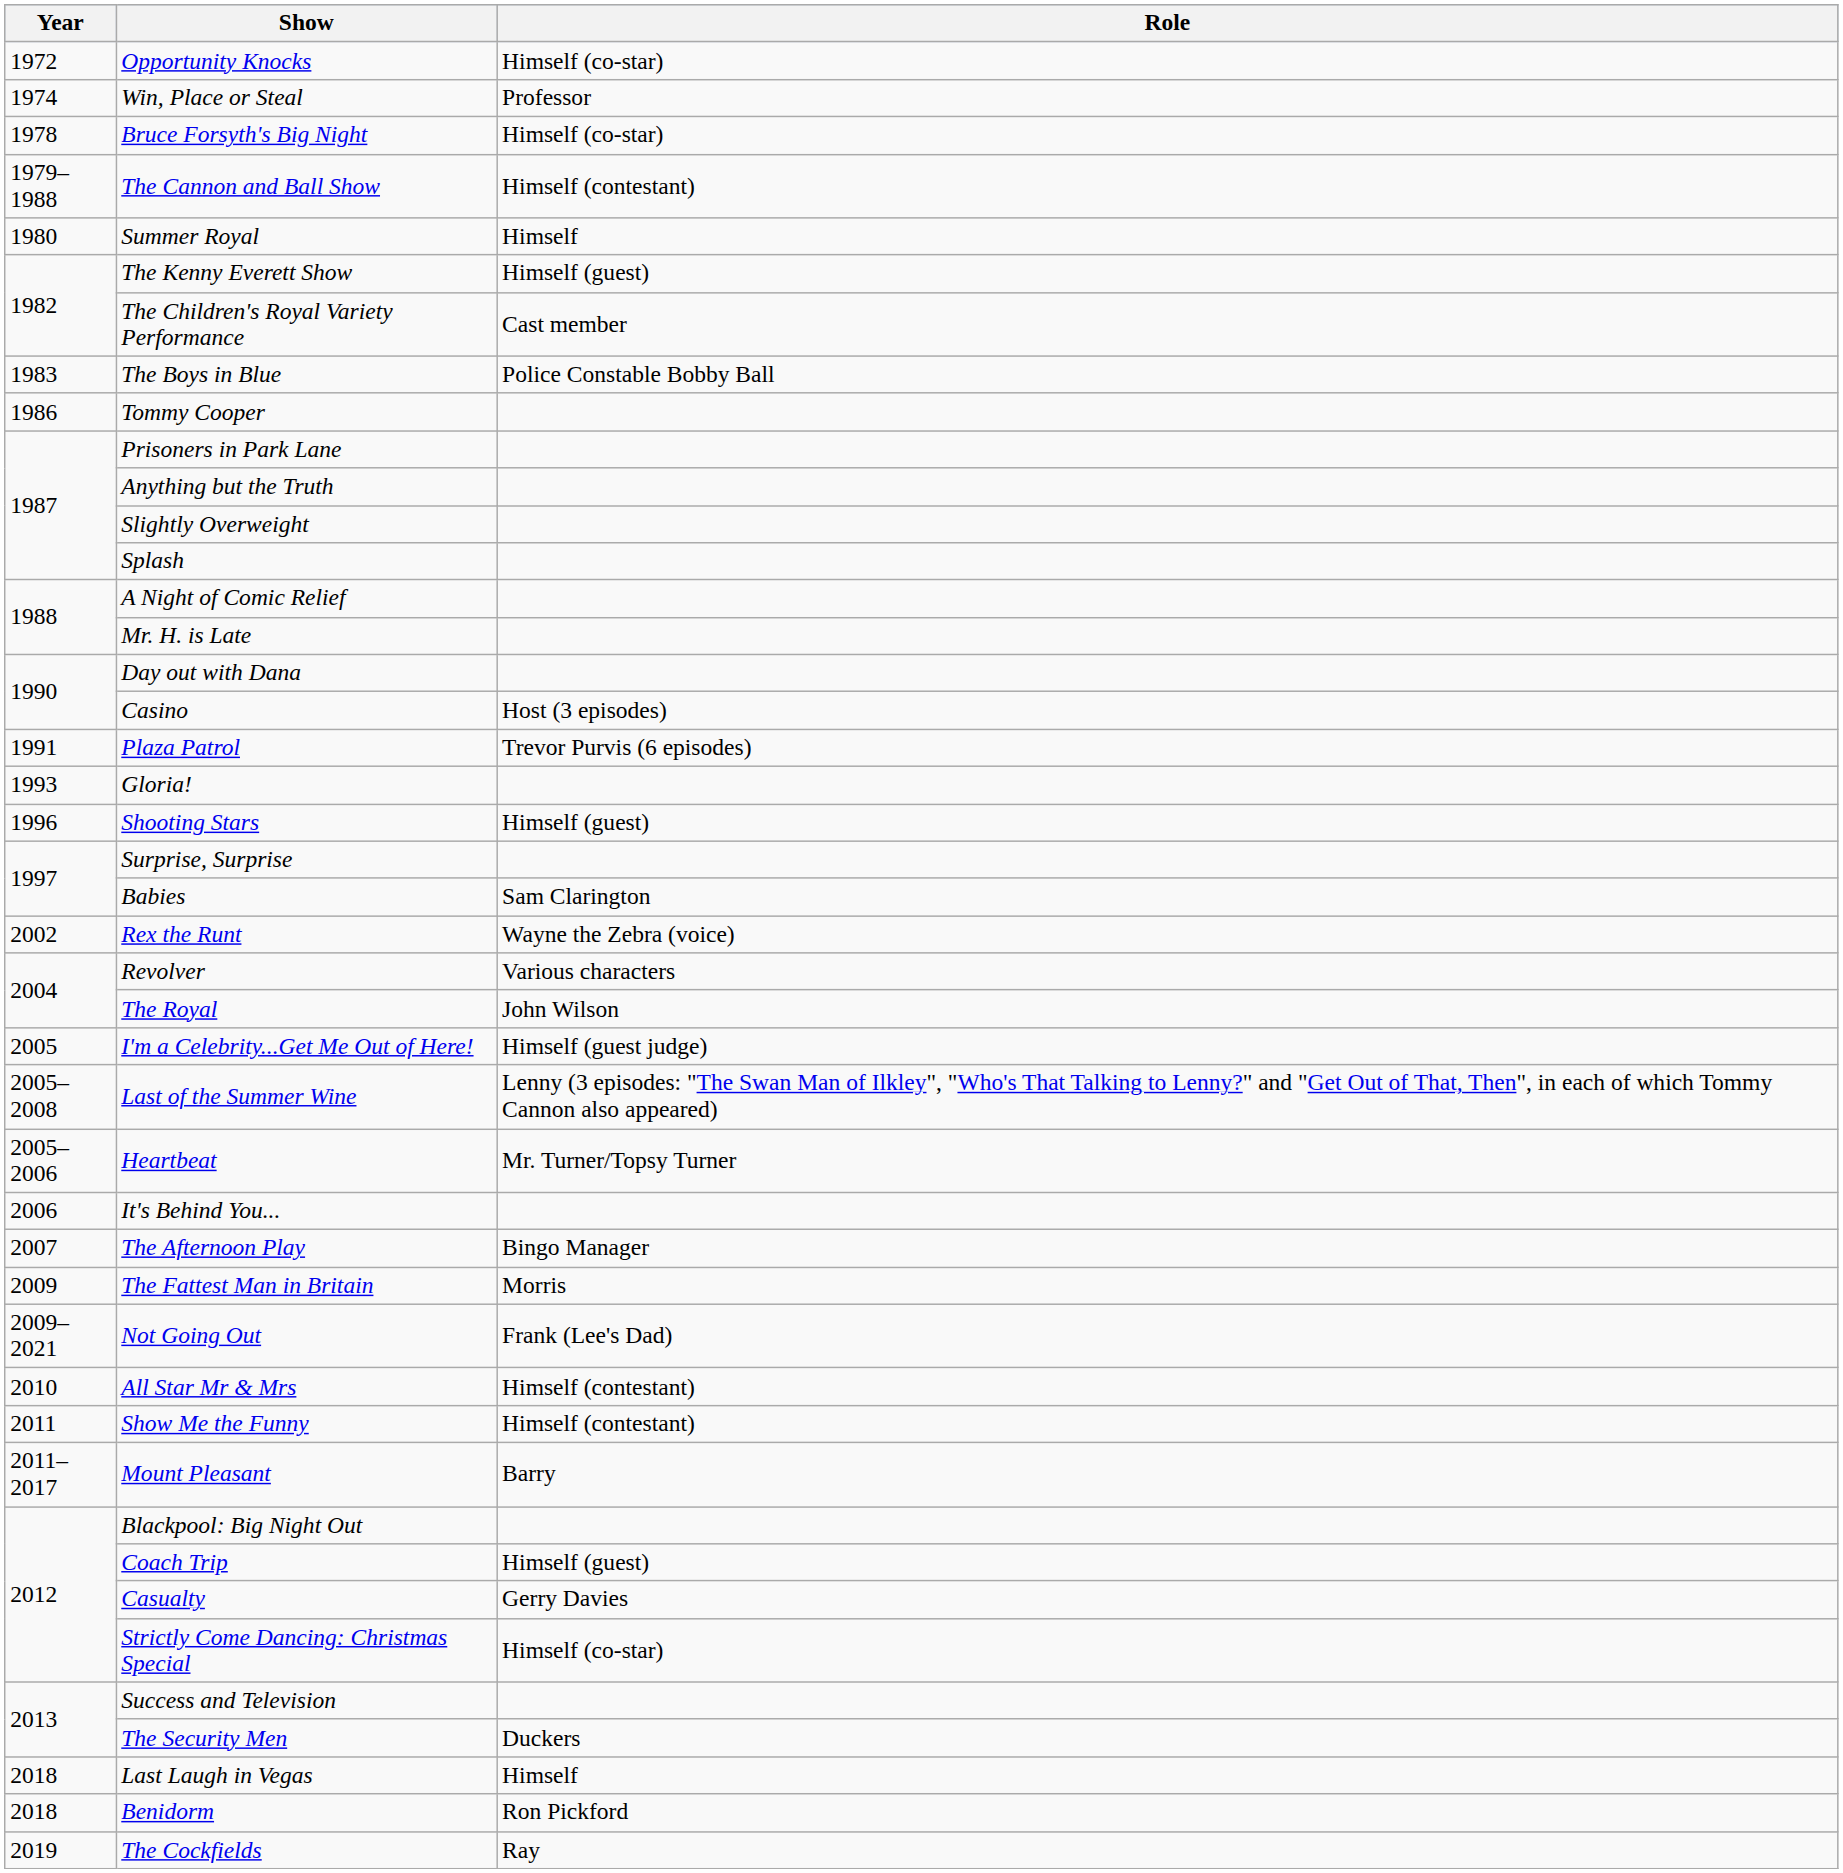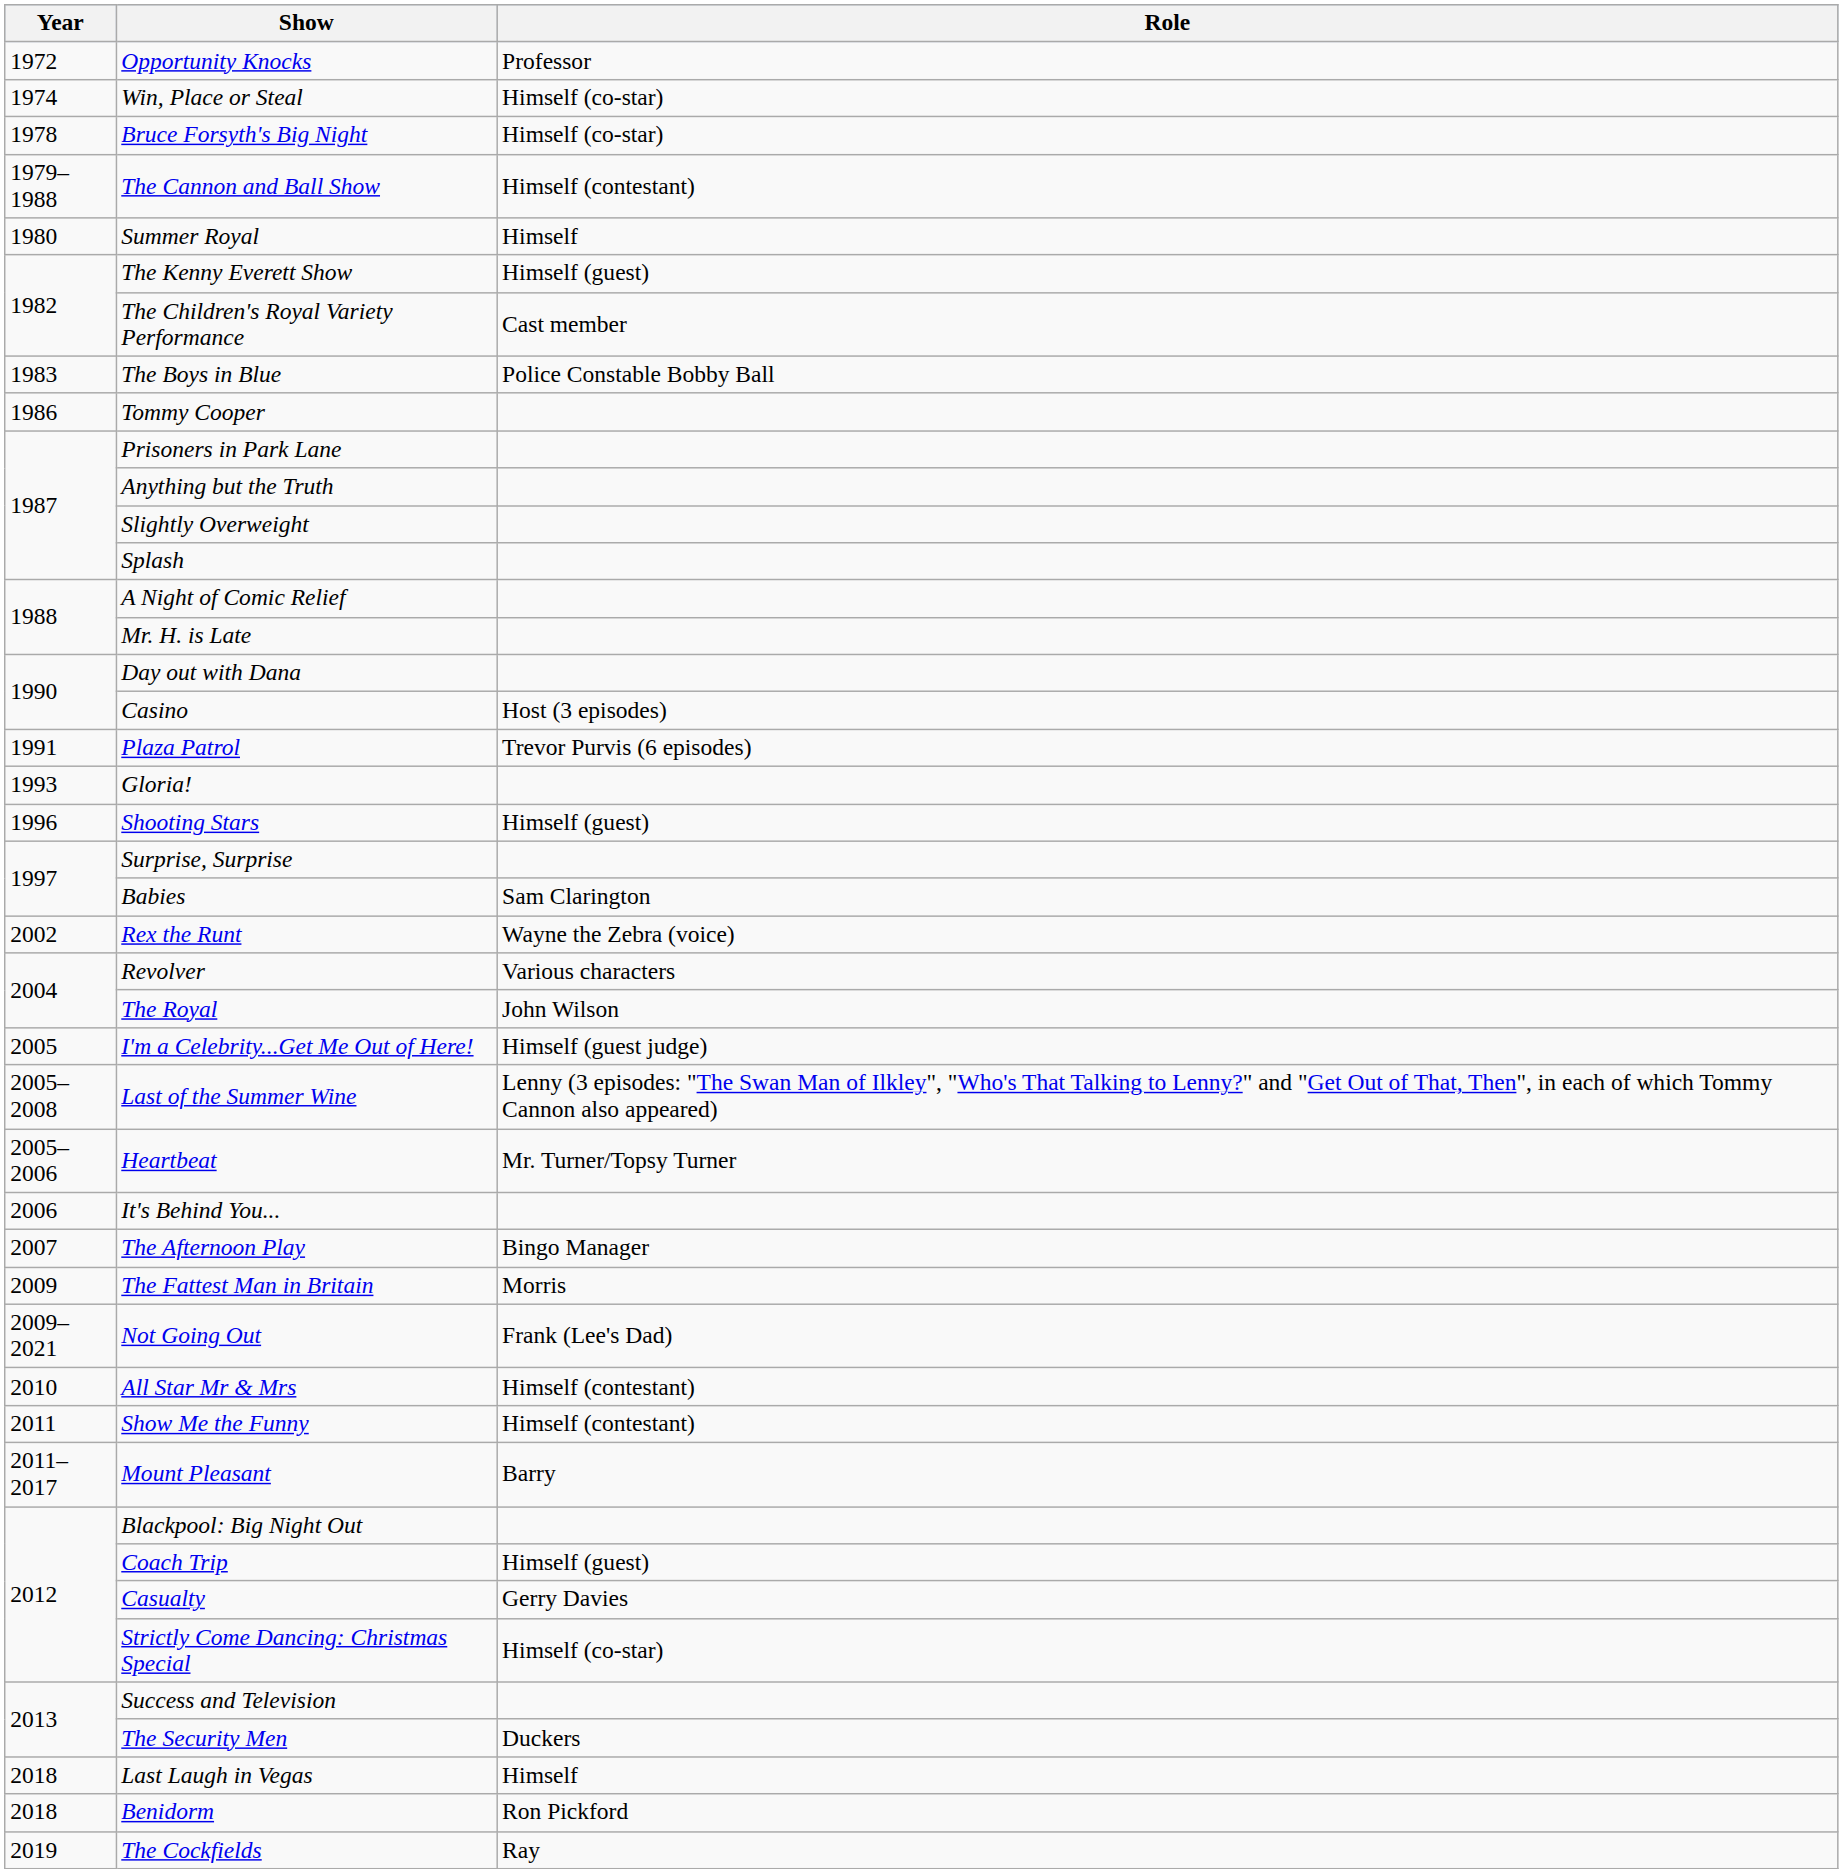(583, 60) Himself (co-star) -> (547, 60) Professor
(547, 97) Professor -> (583, 97) Himself (co-star)
